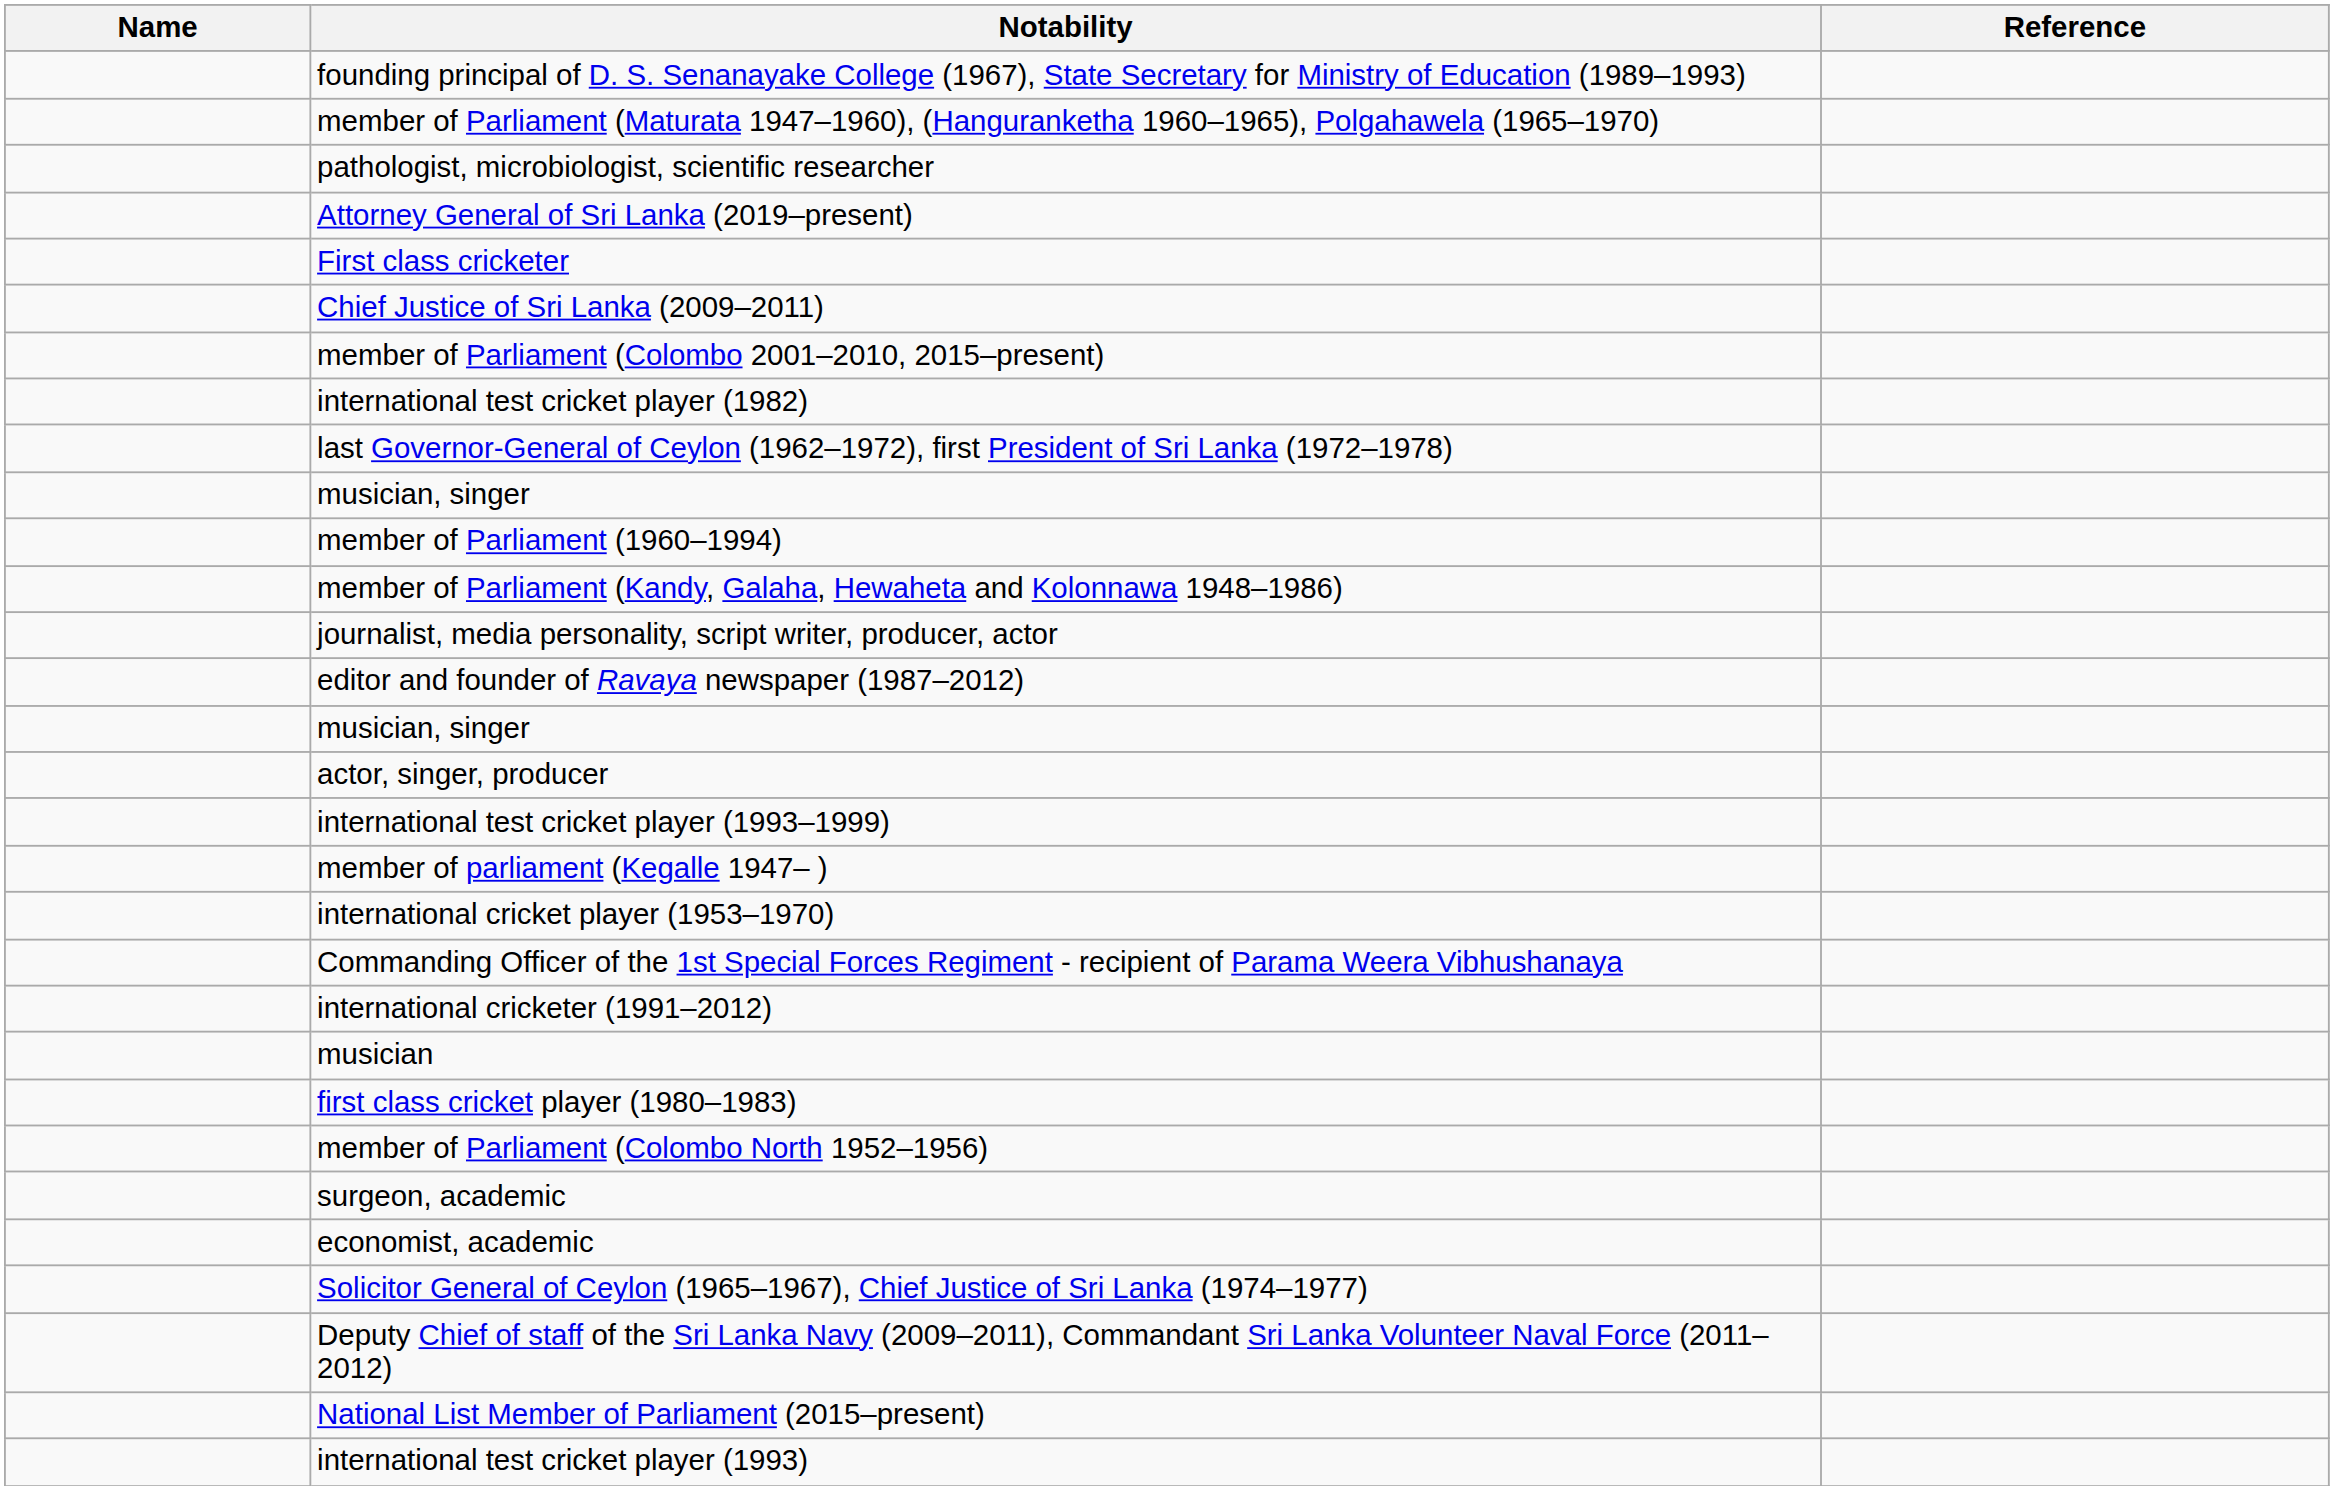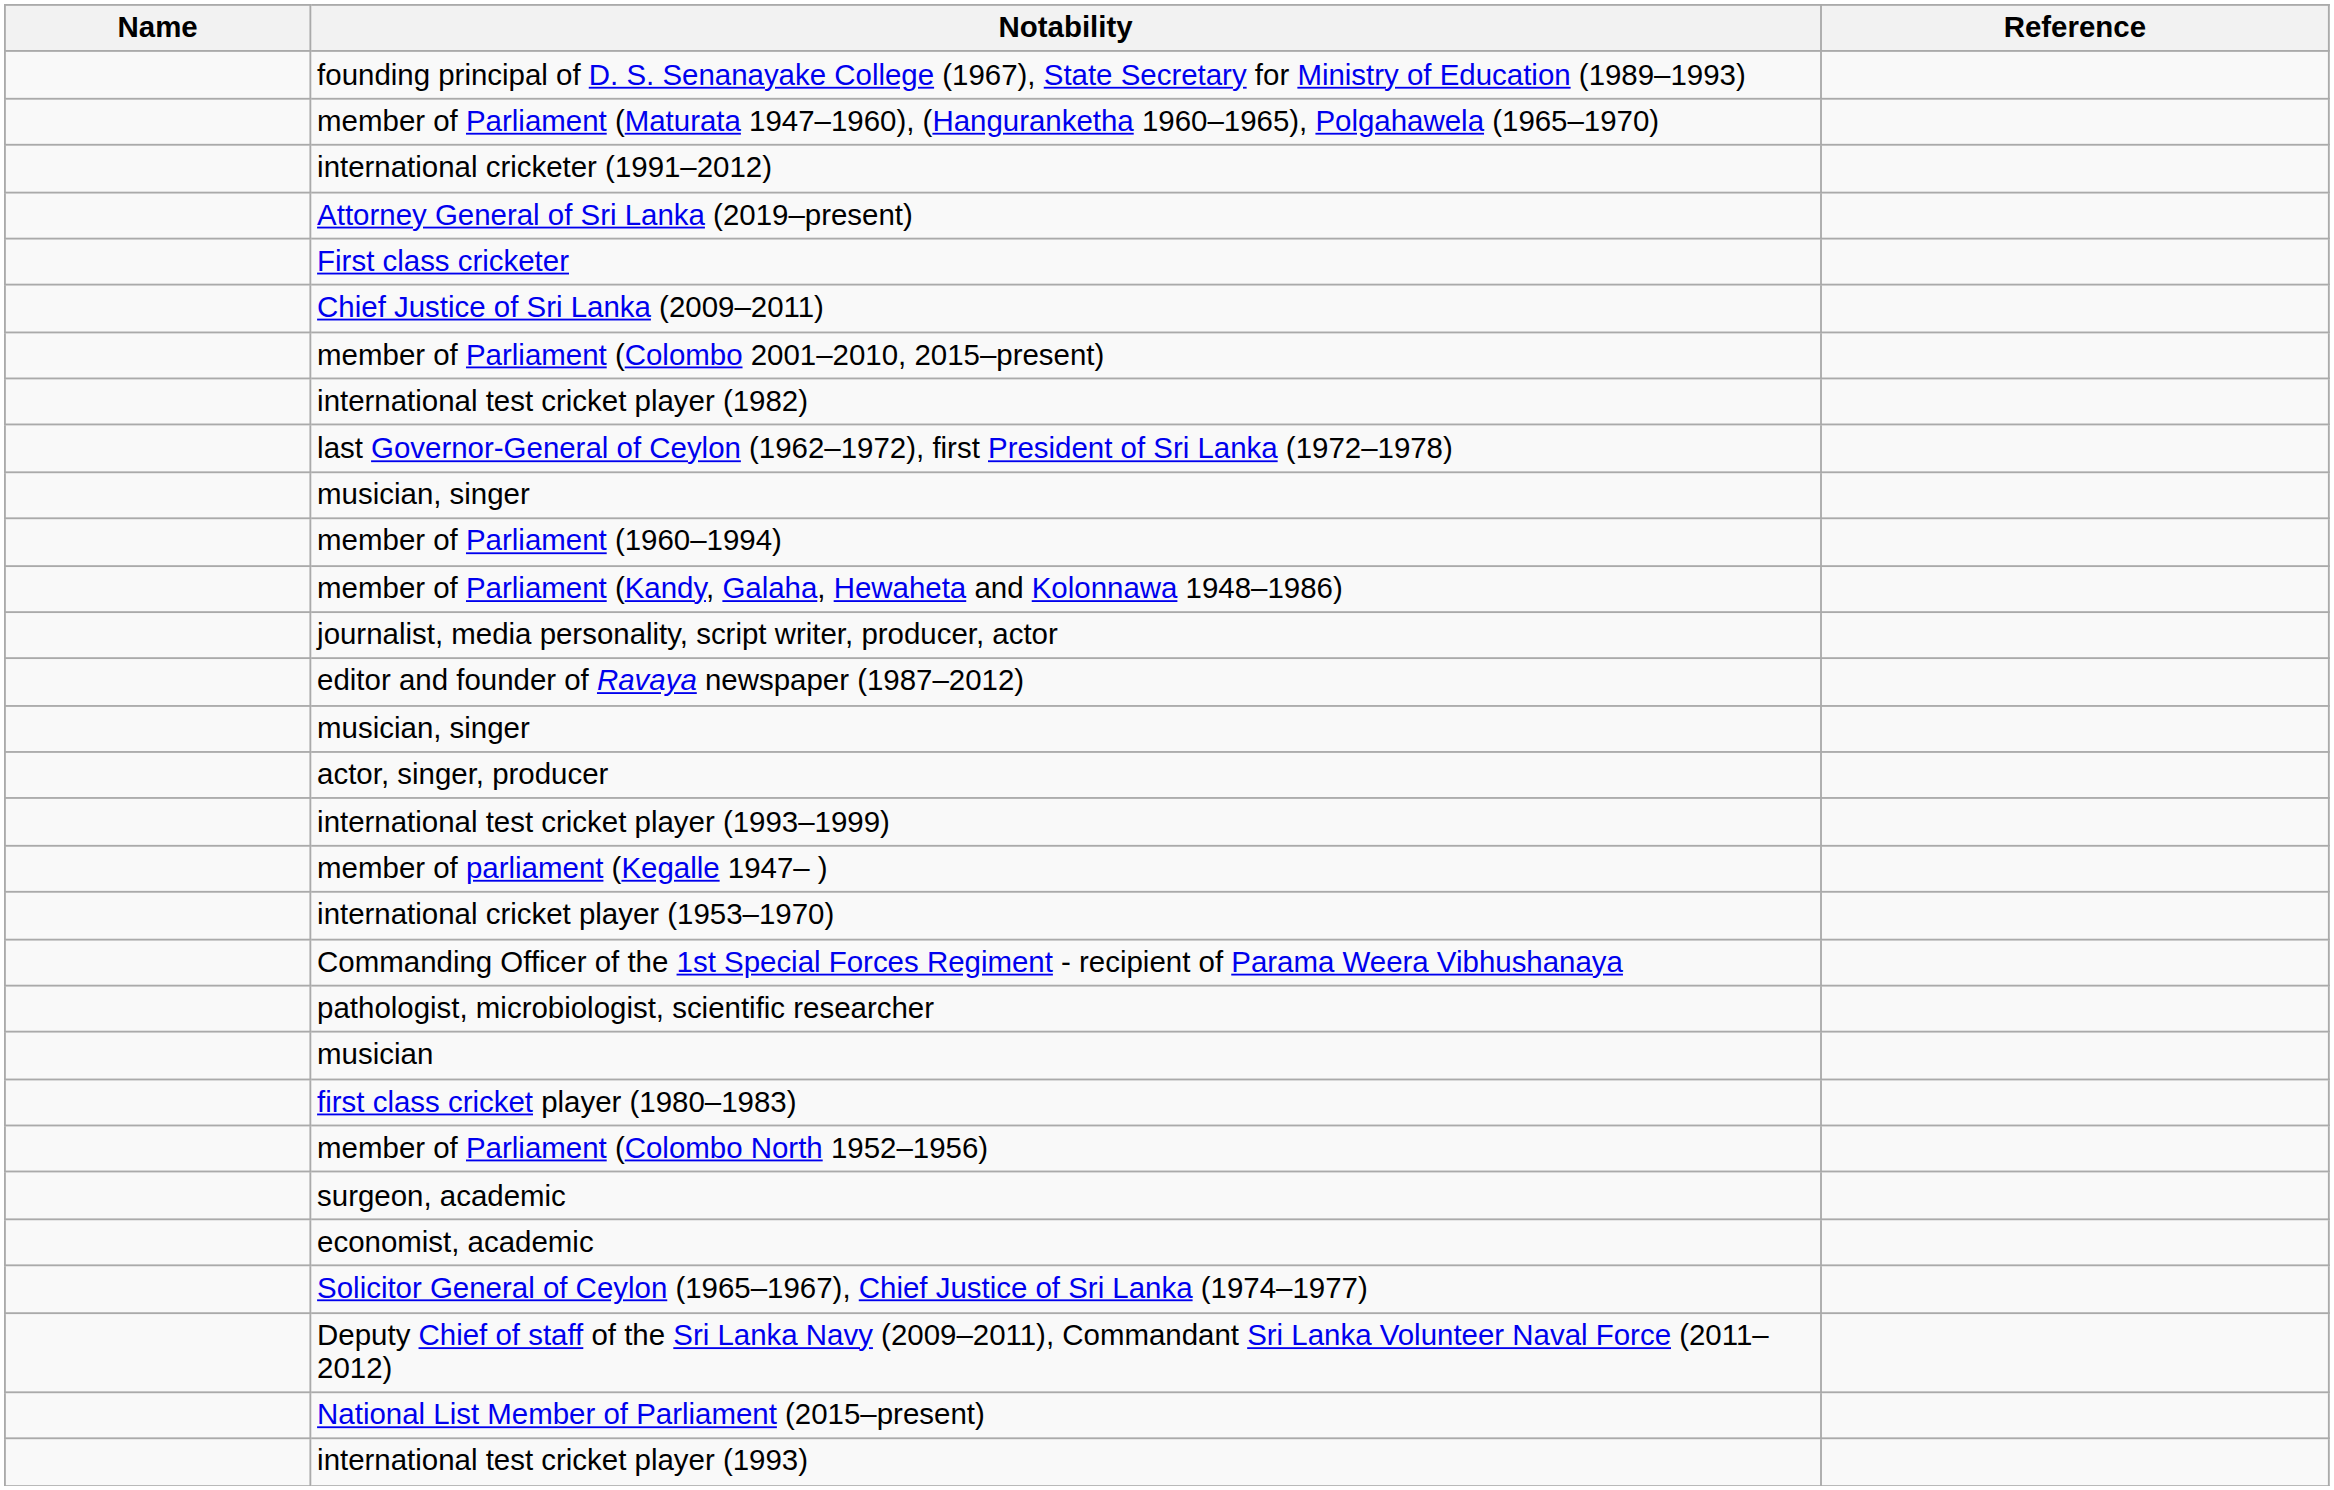rows swapped: (158, 1009) <-> (158, 168)
